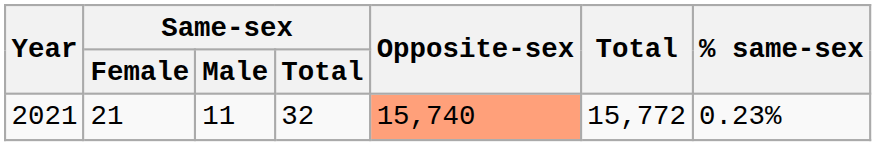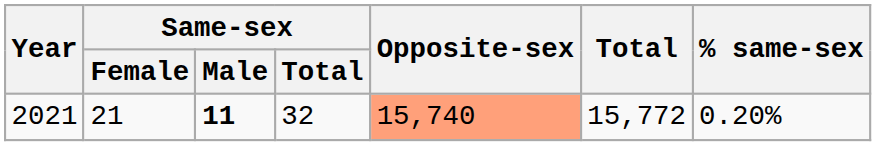(219, 117) normal -> (219, 117) bold
(740, 117) 0.23% -> (740, 117) 0.20%
